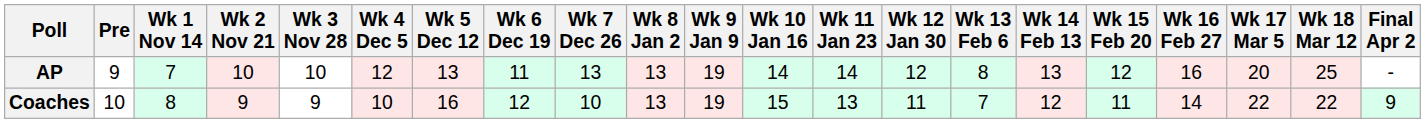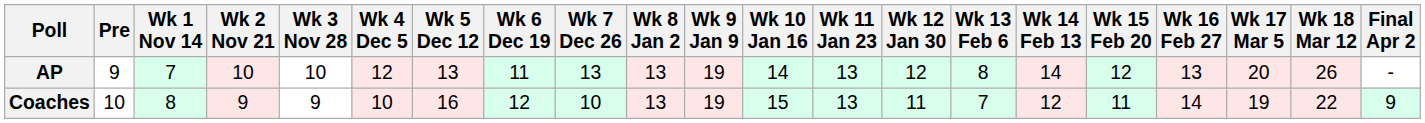(847, 72) 14 -> (847, 72) 13
(1051, 72) 13 -> (1051, 72) 14
(1191, 72) 16 -> (1191, 72) 13
(1326, 72) 25 -> (1326, 72) 26
(1259, 103) 22 -> (1259, 103) 19
